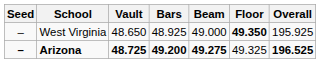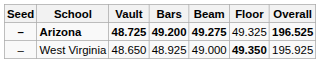rows swapped: (60, 50) <-> (73, 32)
